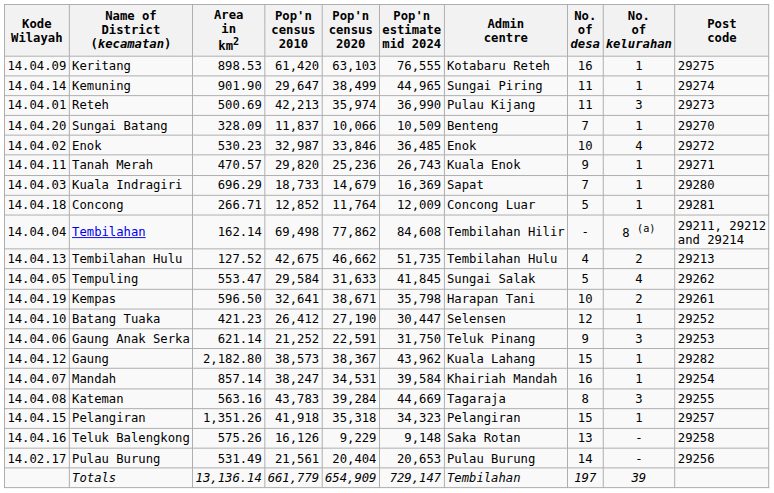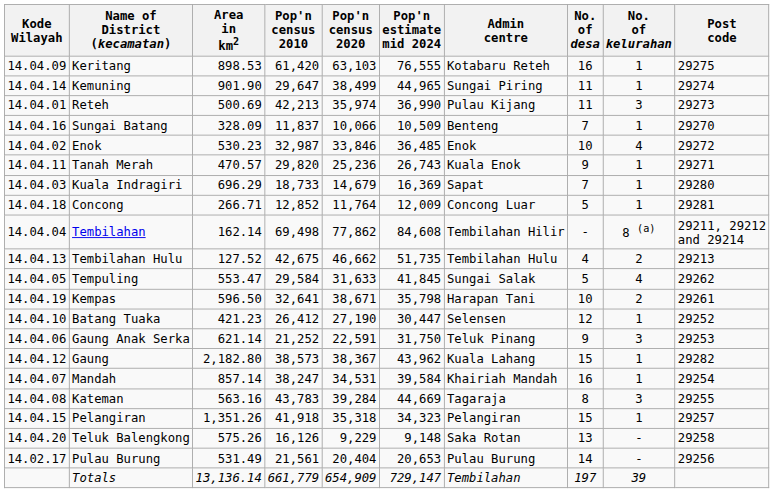(37, 125) 14.04.20 -> (37, 125) 14.04.16
(37, 438) 14.04.16 -> (37, 438) 14.04.20
